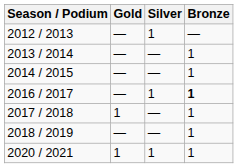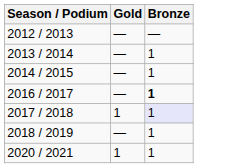- column: (165, 14)
(191, 113) no background -> (151, 113) lavender background
